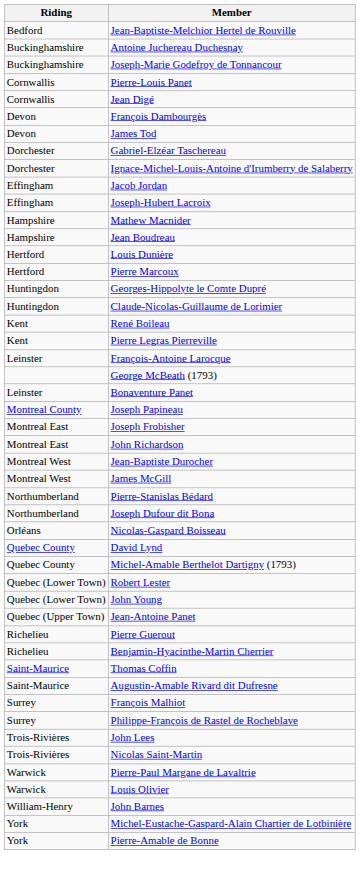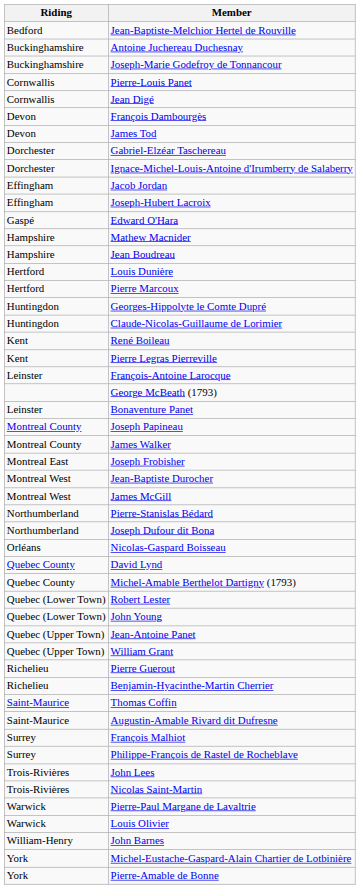+ row: (144, 220)
+ row: (141, 444)
- row: (147, 444)
+ row: (142, 651)
